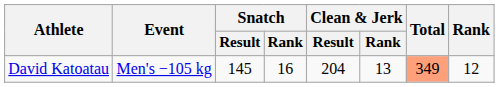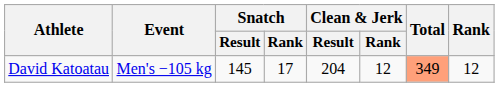(285, 69) 16 -> (285, 69) 17
(383, 69) 13 -> (383, 69) 12
